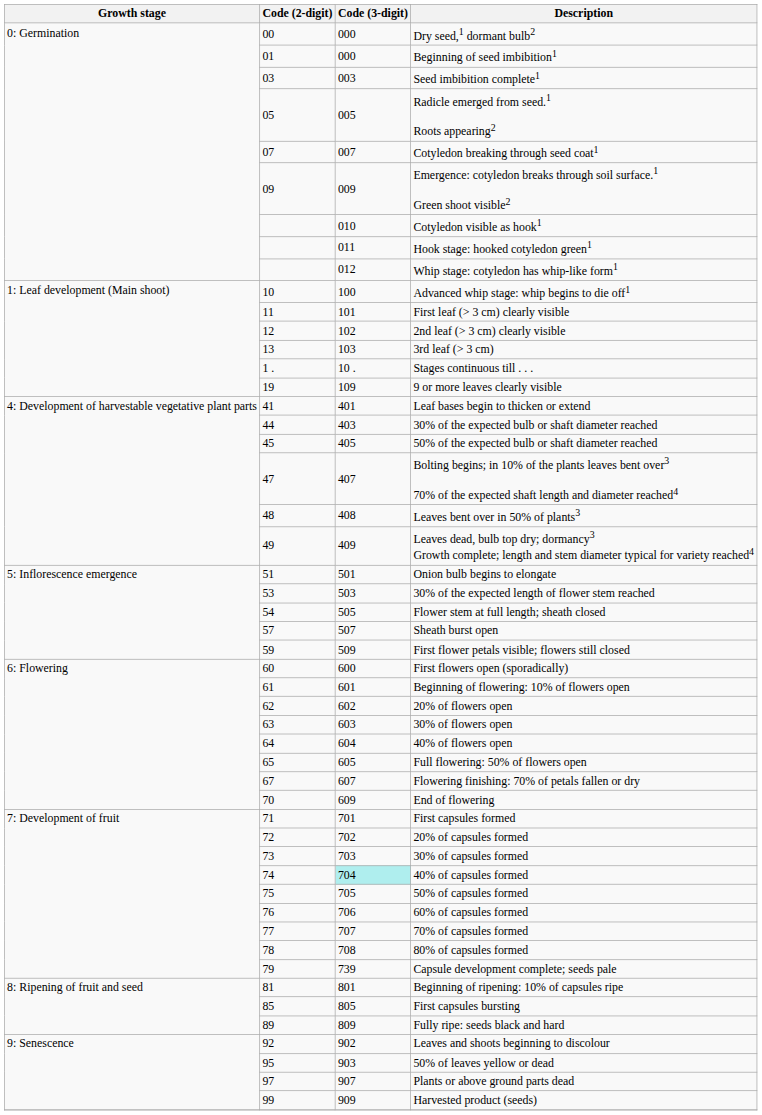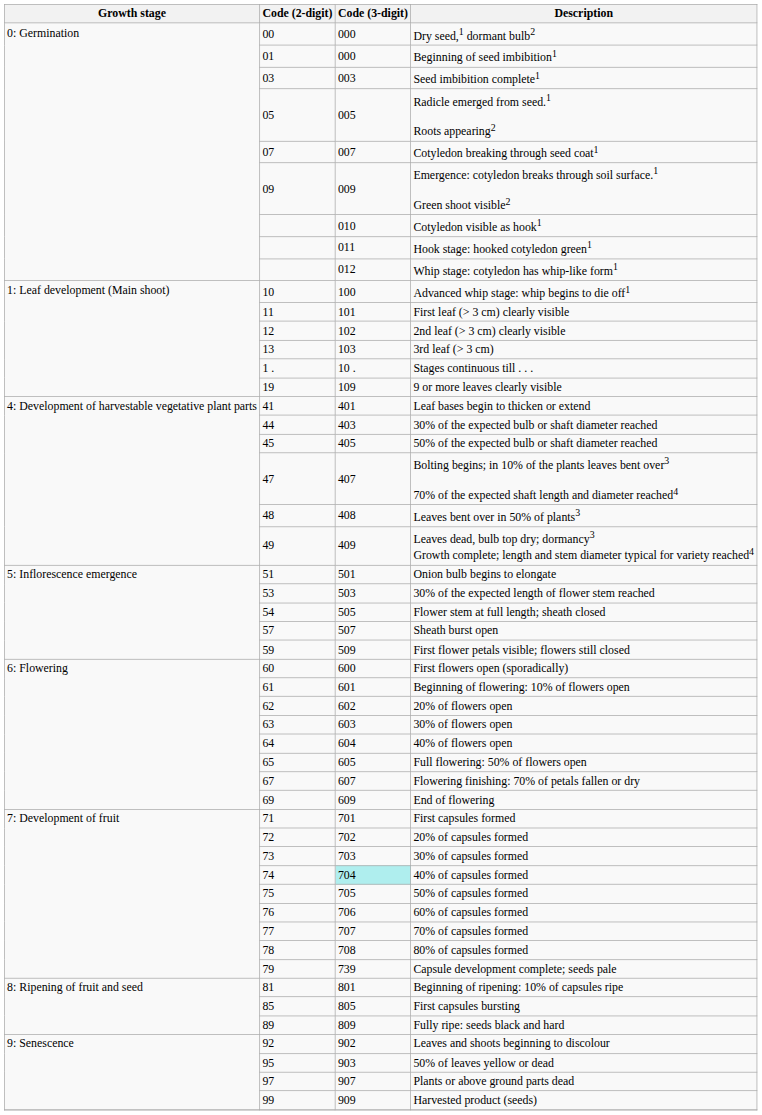(268, 800) 70 -> (268, 800) 69
